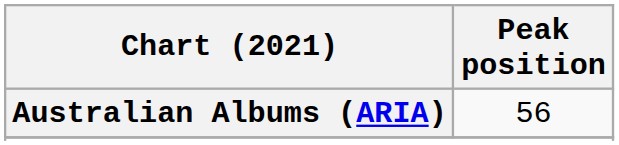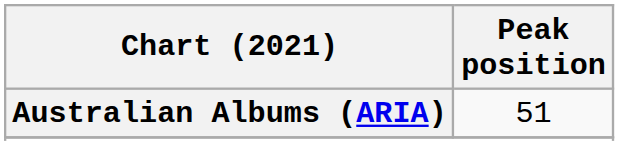(534, 114) 56 -> (534, 114) 51
